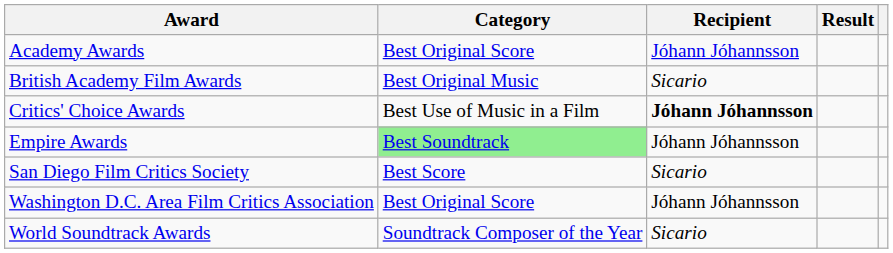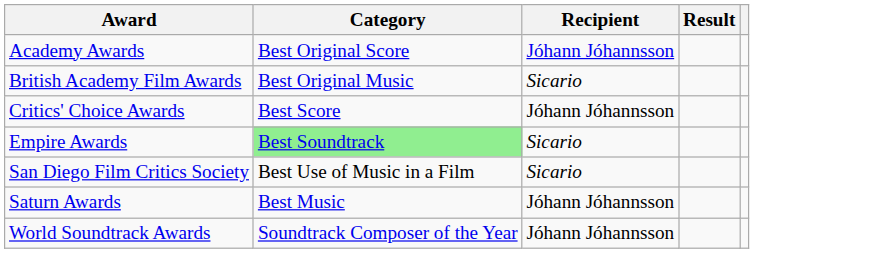(491, 111) Best Use of Music in a Film -> (299, 111) Best Score
(732, 111) bold -> (600, 111) normal
(725, 141) Jóhann Jóhannsson -> (554, 141) Sicario
(424, 171) Best Score -> (366, 171) Best Use of Music in a Film
+ row: (65, 202)
- row: (191, 202)
(679, 232) Sicario -> (600, 232) Jóhann Jóhannsson
